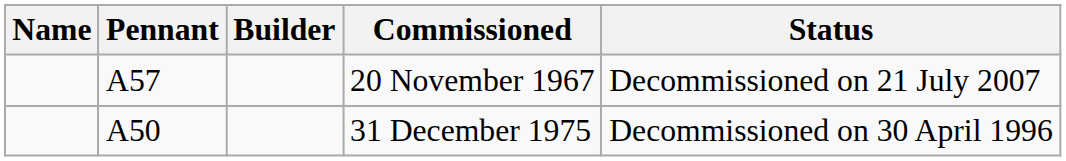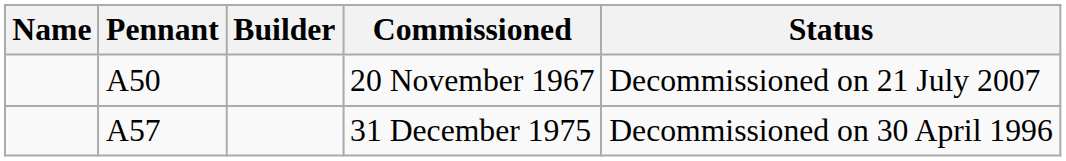(133, 79) A57 -> (133, 79) A50
(133, 130) A50 -> (133, 130) A57
